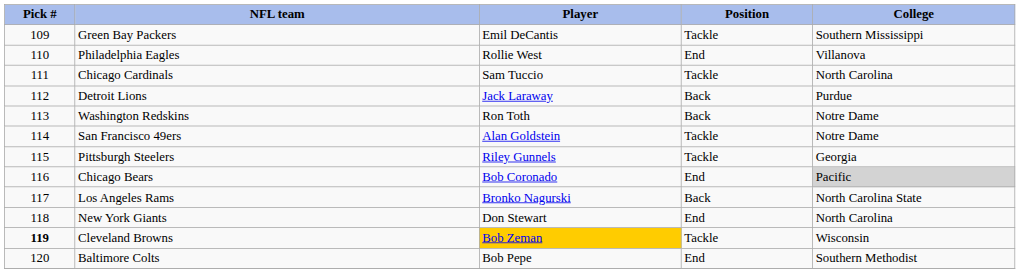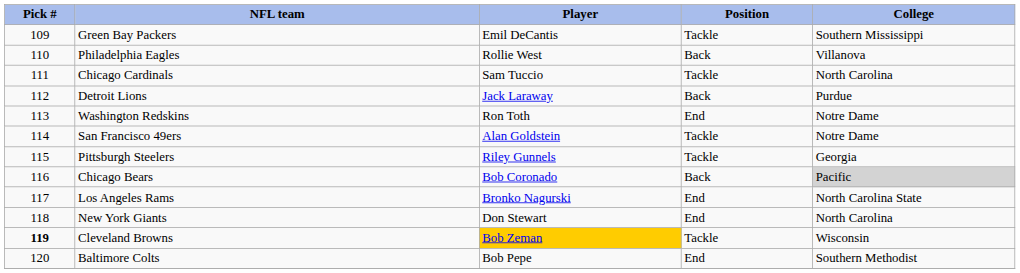(695, 55) End -> (697, 55) Back
(697, 116) Back -> (695, 116) End
(695, 177) End -> (697, 177) Back
(697, 197) Back -> (695, 197) End
